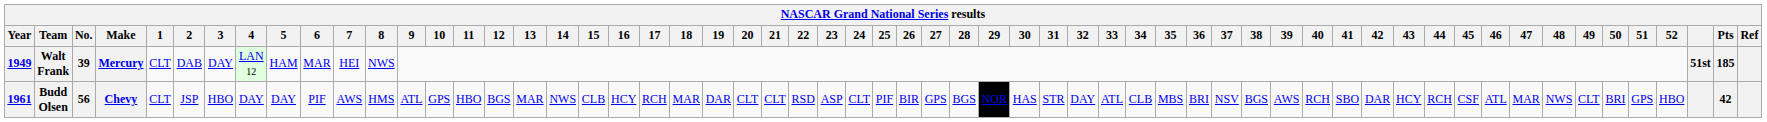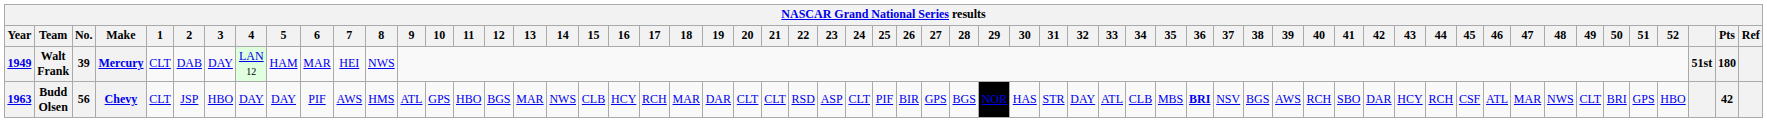(1726, 63) 185 -> (1727, 63) 180
(19, 99) 1961 -> (19, 99) 1963
(1199, 99) normal -> (1200, 99) bold
